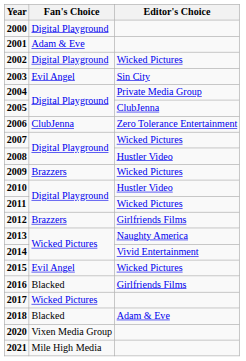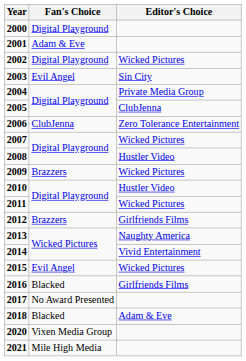(64, 300) Wicked Pictures -> (73, 300) No Award Presented
